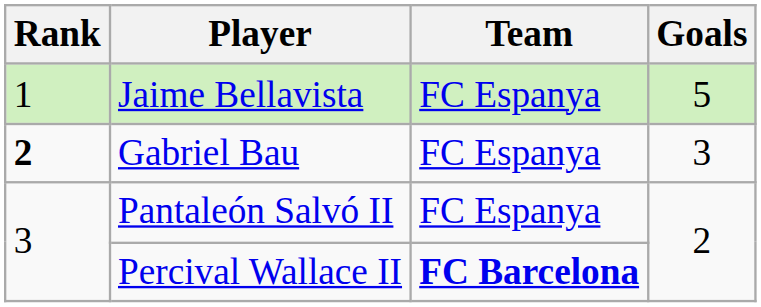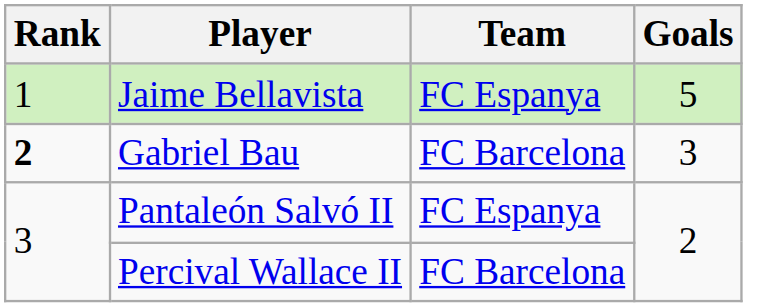(510, 152) FC Espanya -> (522, 152) FC Barcelona
(529, 270) bold -> (522, 270) normal
